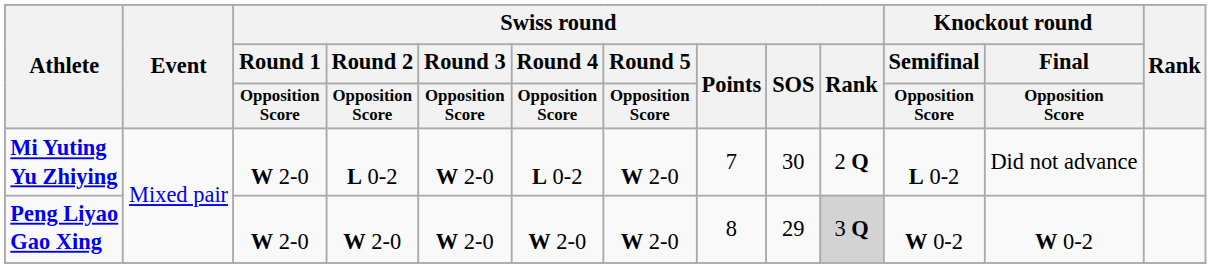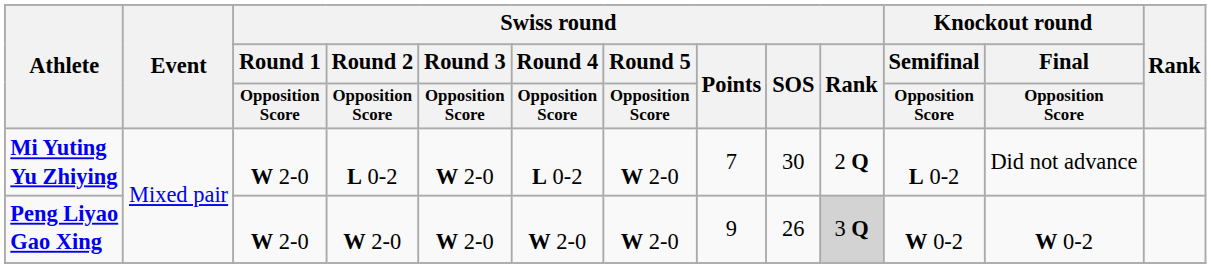(731, 228) 8 -> (731, 228) 9
(793, 228) 29 -> (793, 228) 26
